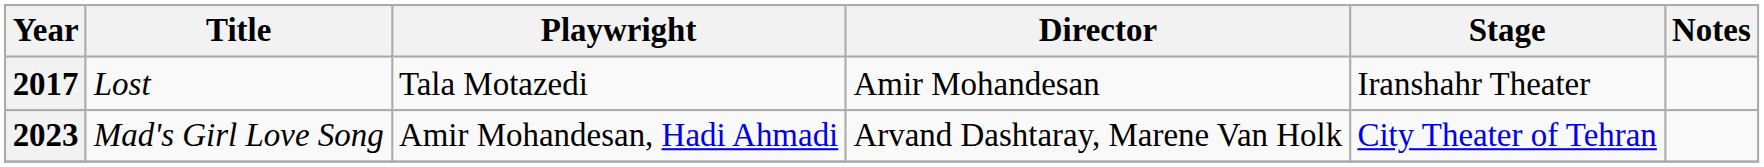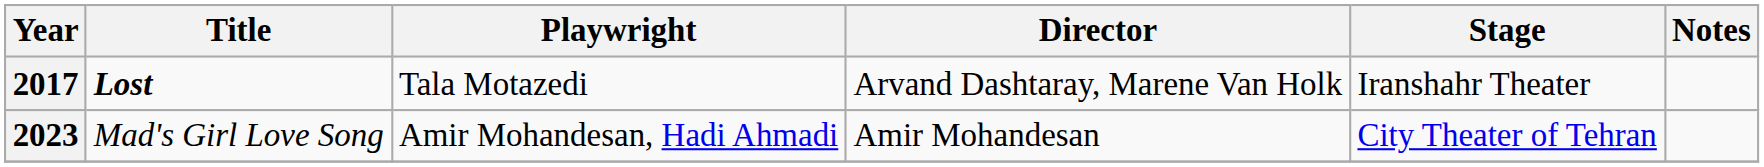(122, 82) normal -> (123, 82) bold
(977, 82) Amir Mohandesan -> (1098, 82) Arvand Dashtaray, Marene Van Holk
(1098, 135) Arvand Dashtaray, Marene Van Holk -> (977, 135) Amir Mohandesan
